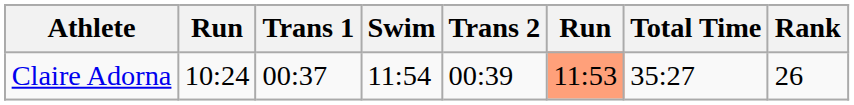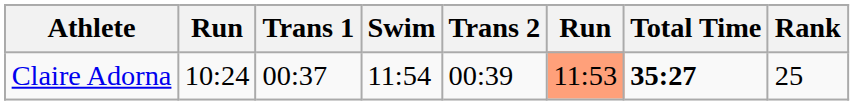(663, 75) normal -> (663, 75) bold
(789, 75) 26 -> (789, 75) 25
